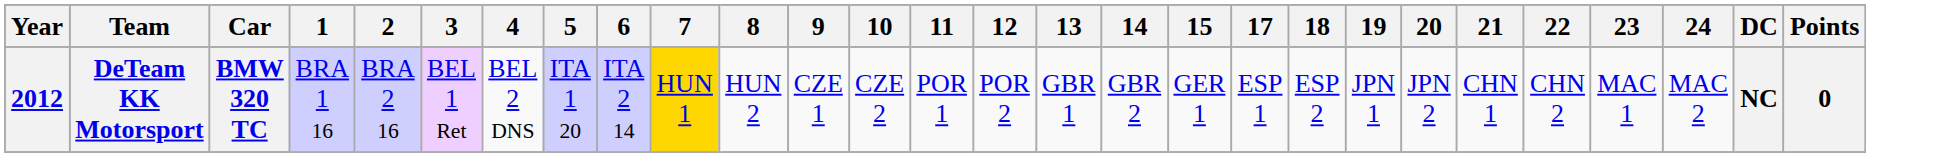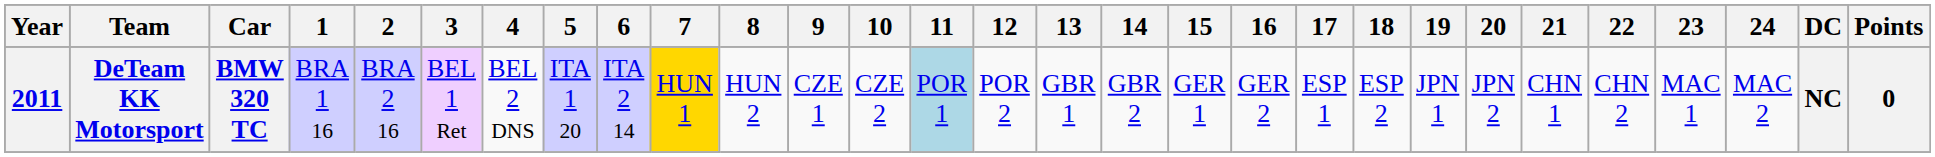+ column: (1264, 25)
(37, 98) 2012 -> (37, 98) 2011
(942, 98) no background -> (942, 98) lightblue background
